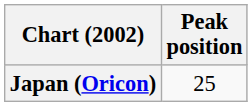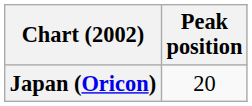(204, 82) 25 -> (204, 82) 20
